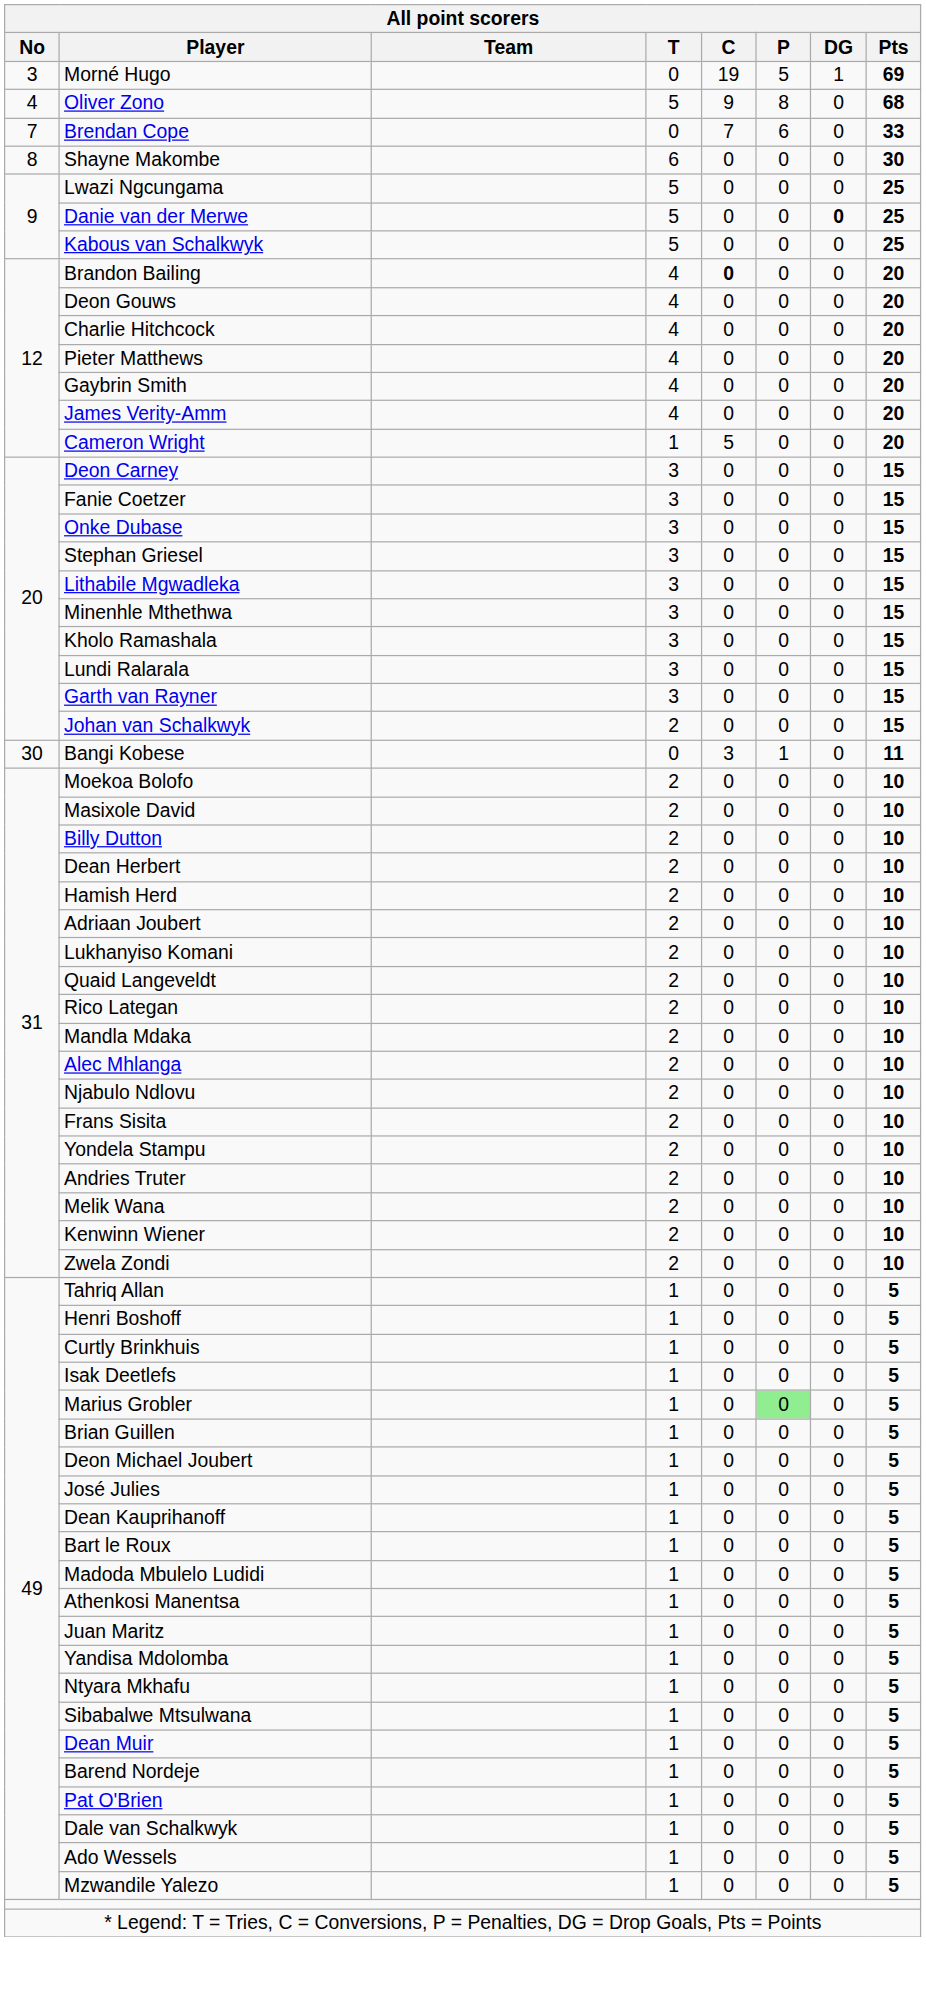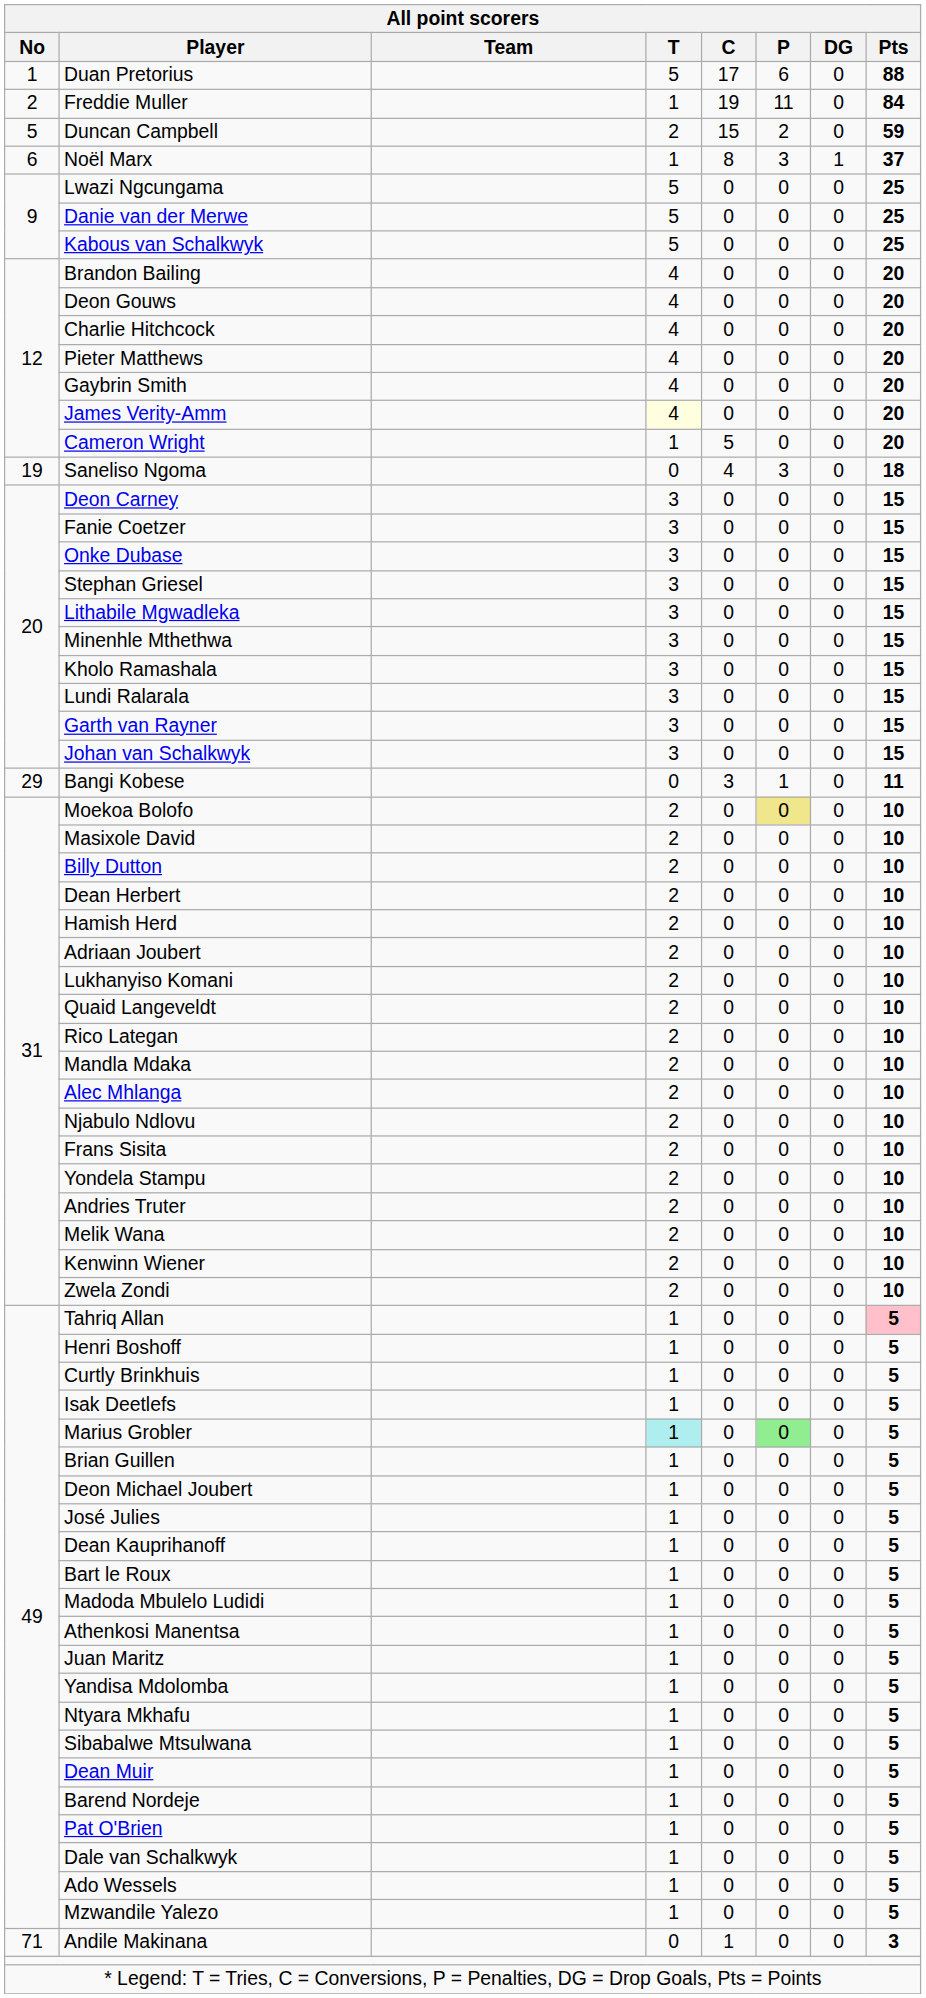+ row: (129, 75)
+ row: (126, 103)
- row: (117, 75)
- row: (114, 103)
+ row: (141, 131)
+ row: (108, 160)
- row: (126, 131)
- row: (142, 160)
(839, 216) bold -> (839, 216) normal
(729, 273) bold -> (729, 273) normal
(674, 414) no background -> (674, 414) lightyellow background
+ row: (135, 471)
(674, 725) 2 -> (674, 754) 3
(32, 754) 30 -> (32, 782) 29
(784, 782) no background -> (784, 810) khaki background
(894, 1291) no background -> (894, 1319) pink background
(674, 1404) no background -> (674, 1432) paleturquoise background
+ row: (136, 1941)
